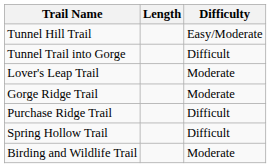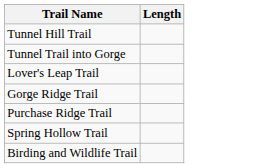- column: (225, 14)
